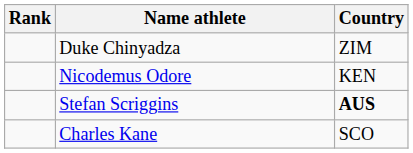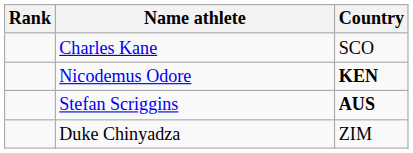rows swapped: (108, 133) <-> (120, 47)
(357, 76) normal -> (358, 76) bold
